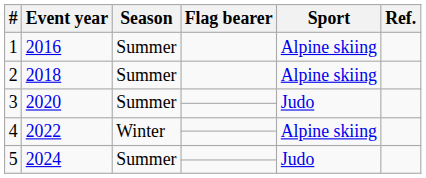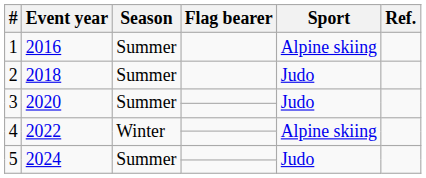(329, 74) Alpine skiing -> (298, 74) Judo
